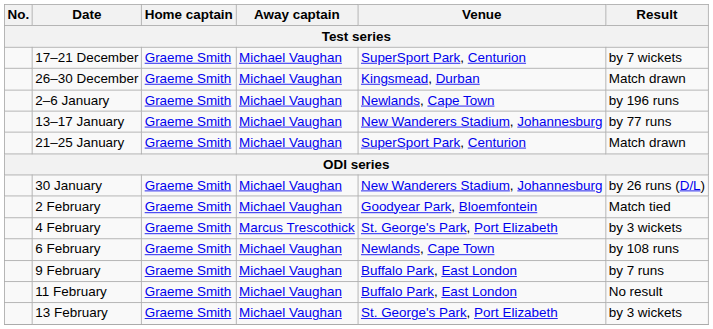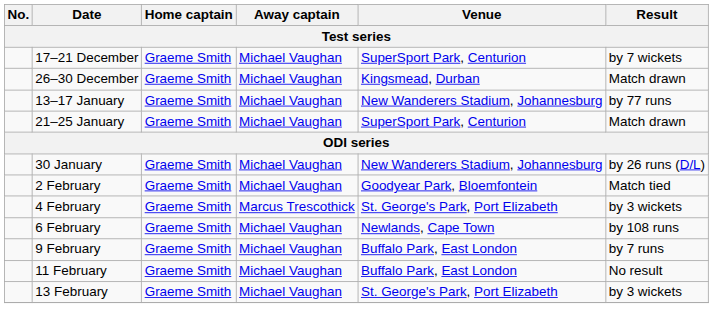- row: (72, 100)
